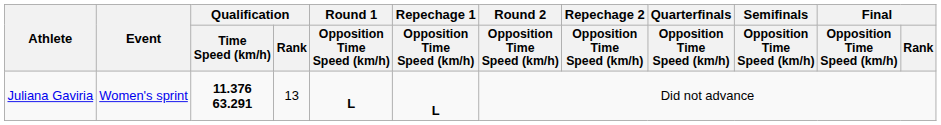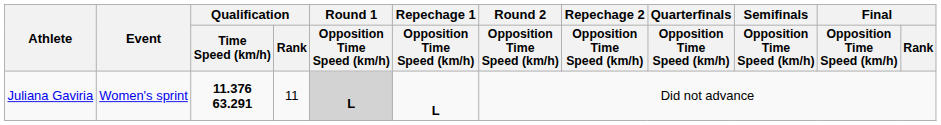(292, 96) 13 -> (292, 96) 11
(351, 103) no background -> (351, 103) lightgrey background
